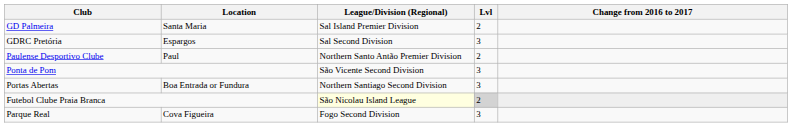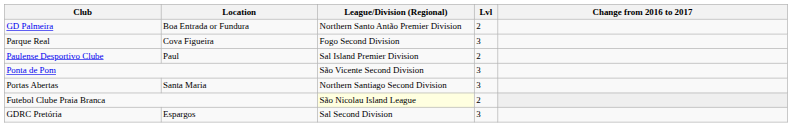(185, 26) Santa Maria -> (206, 26) Boa Entrada or Fundura
(369, 26) Sal Island Premier Division -> (390, 26) Northern Santo Antão Premier Division
rows swapped: (28, 115) <-> (34, 41)
(390, 56) Northern Santo Antão Premier Division -> (369, 56) Sal Island Premier Division
(206, 85) Boa Entrada or Fundura -> (185, 85) Santa Maria
(478, 100) lightgrey background -> (478, 100) no background
